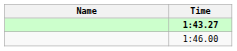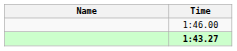rows swapped: (200, 25) <-> (200, 39)
